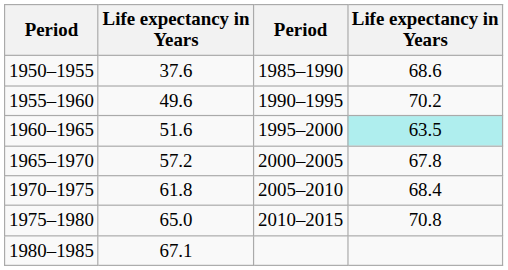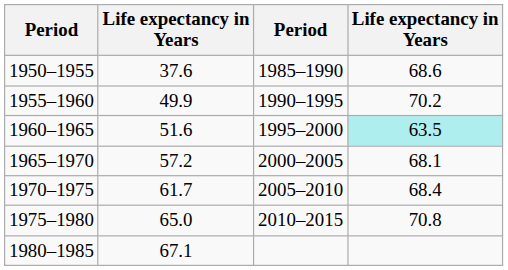(176, 100) 49.6 -> (176, 100) 49.9
(425, 160) 67.8 -> (425, 160) 68.1
(176, 190) 61.8 -> (176, 190) 61.7
